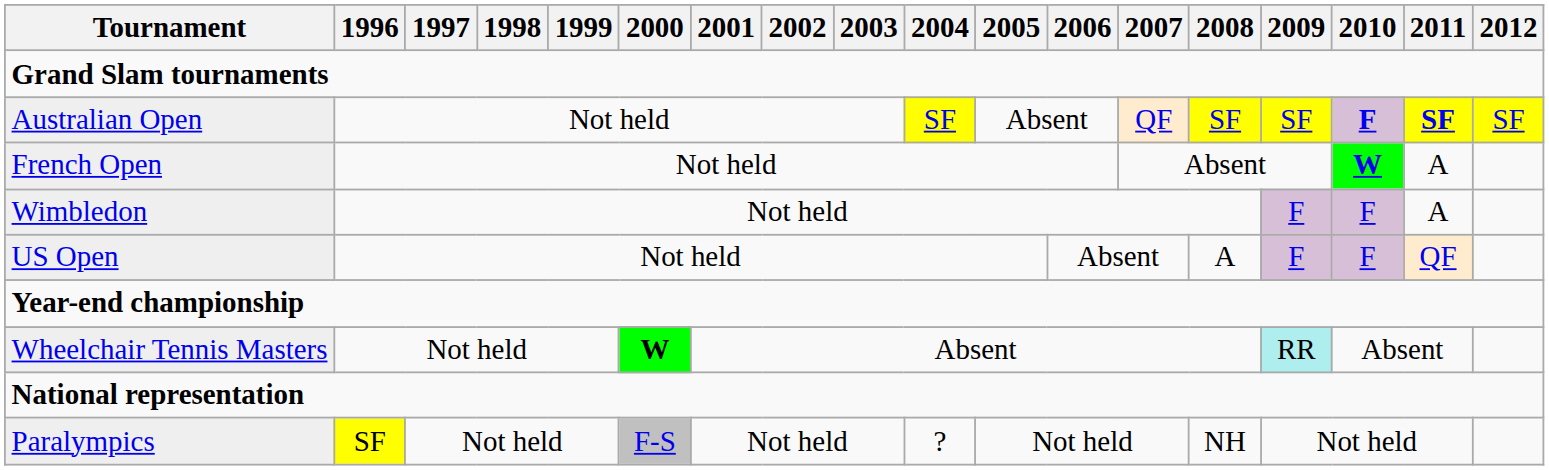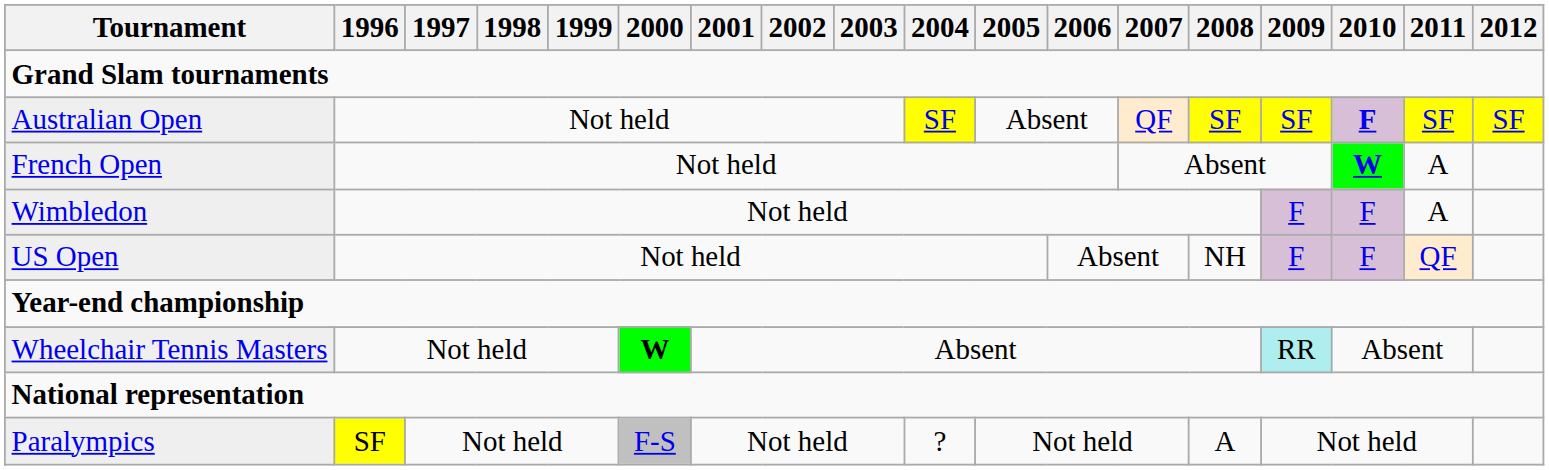(1438, 119) bold -> (1438, 119) normal
(1225, 257) A -> (1225, 257) NH
(1225, 440) NH -> (1225, 440) A
